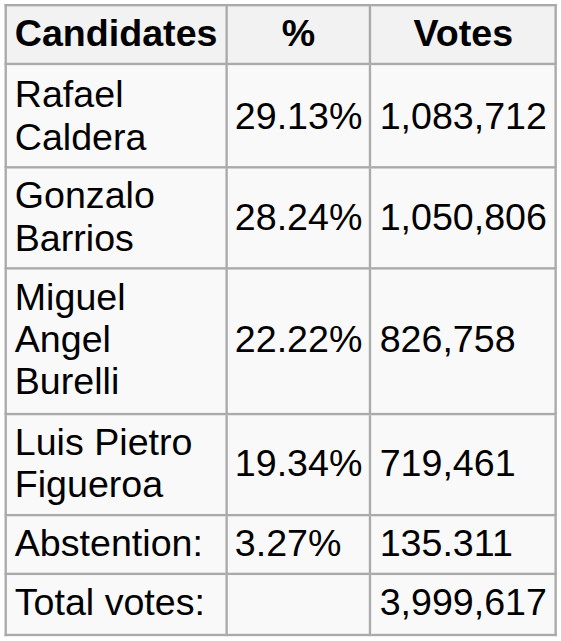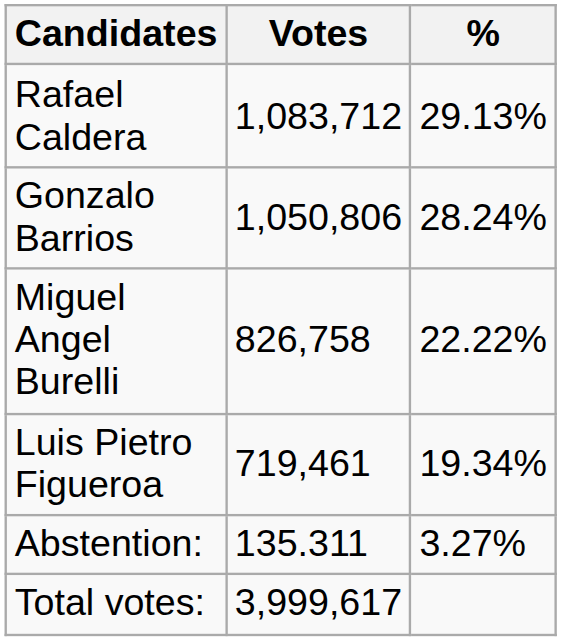columns swapped: (463, 34) <-> (299, 34)
